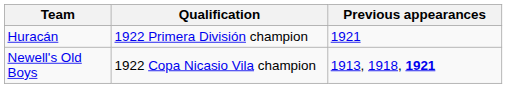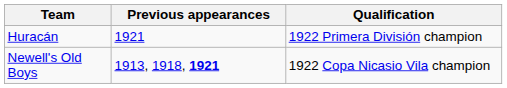columns swapped: (220, 15) <-> (415, 15)
